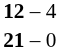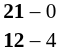rows swapped: (30, 11) <-> (30, 40)
